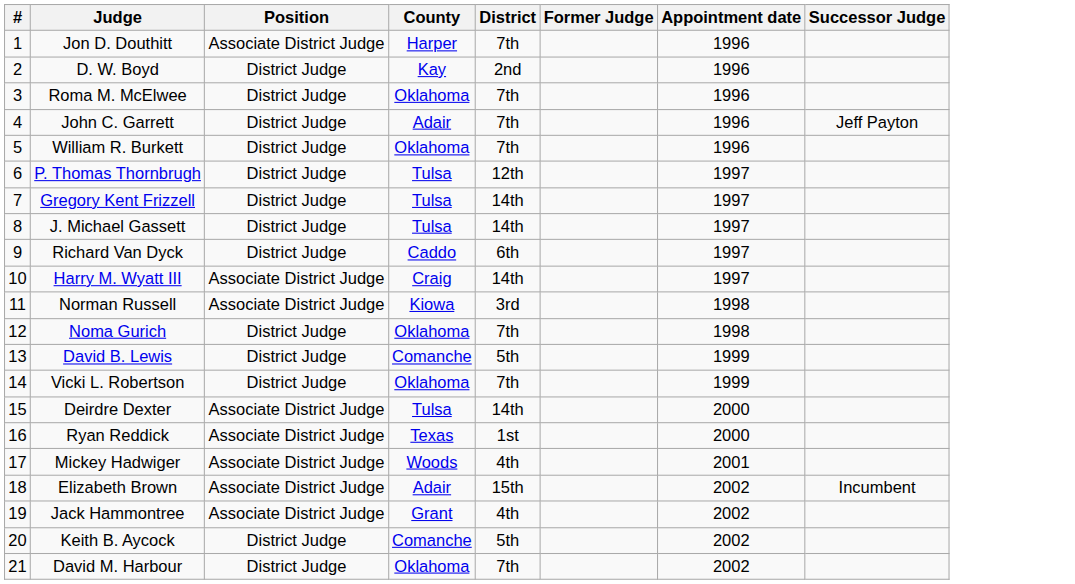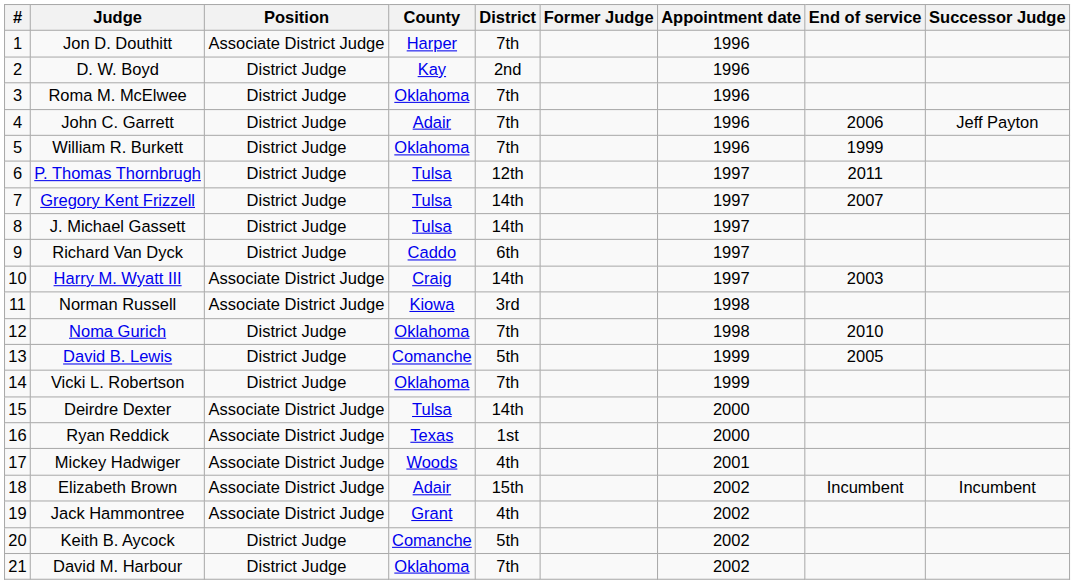+ column: (865, 17)
